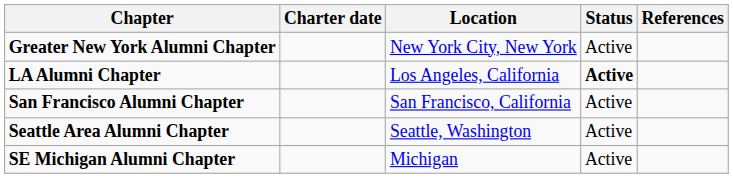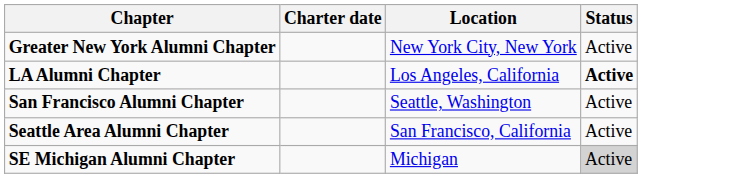- column: (683, 18)
(480, 103) San Francisco, California -> (461, 103) Seattle, Washington
(461, 131) Seattle, Washington -> (480, 131) San Francisco, California
(609, 159) no background -> (609, 159) lightgrey background
